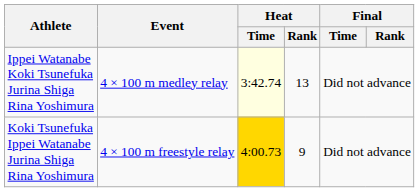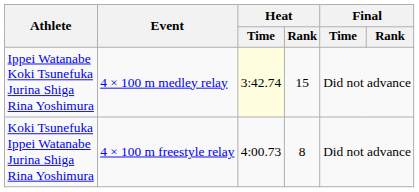(302, 82) 13 -> (302, 82) 15
(261, 152) gold background -> (261, 152) no background
(302, 152) 9 -> (302, 152) 8
